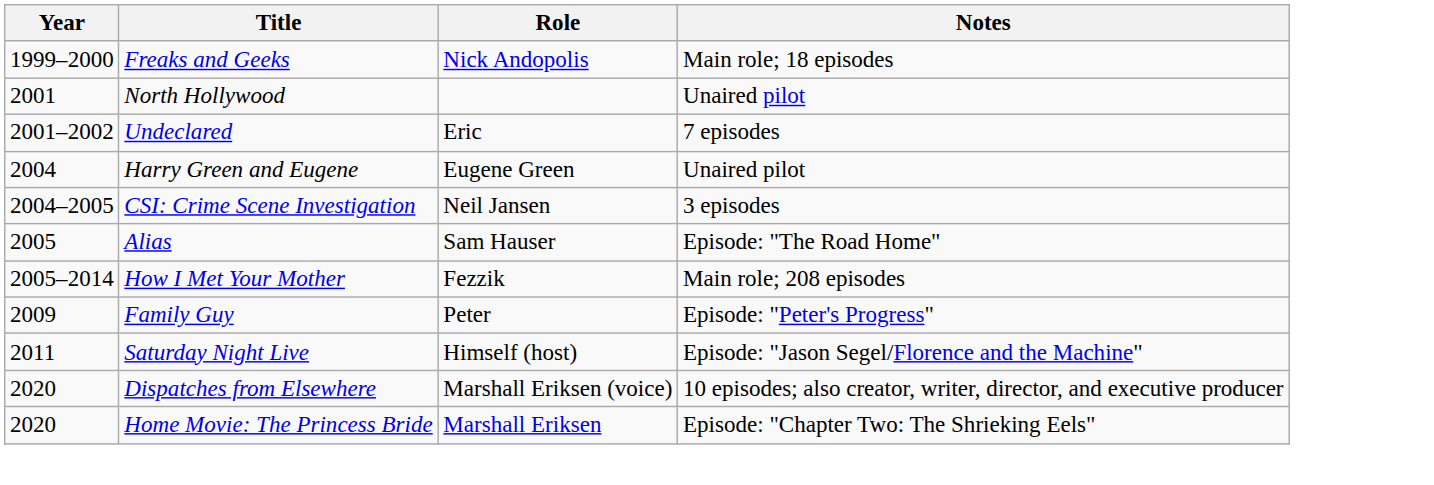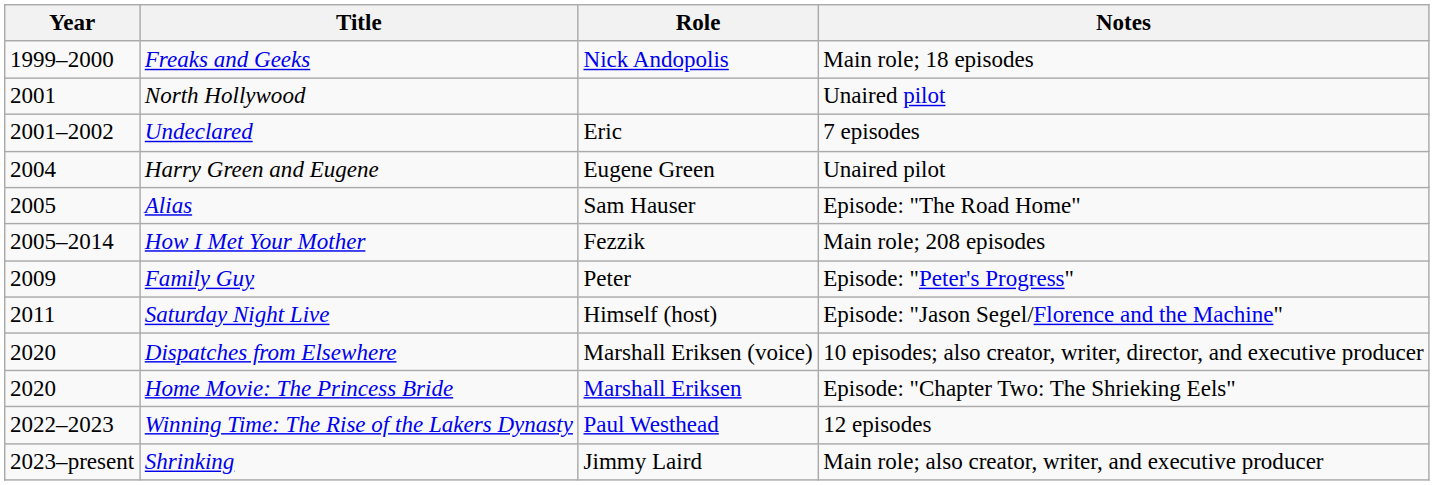- row: (270, 205)
+ row: (359, 424)
+ row: (190, 461)
